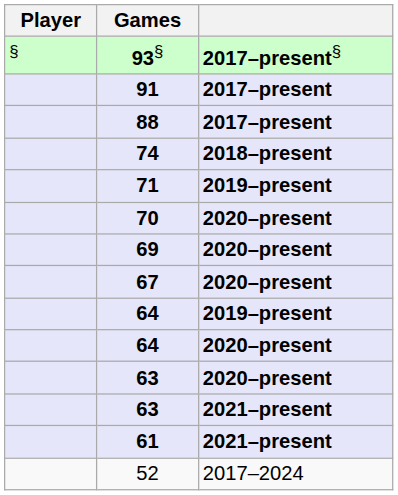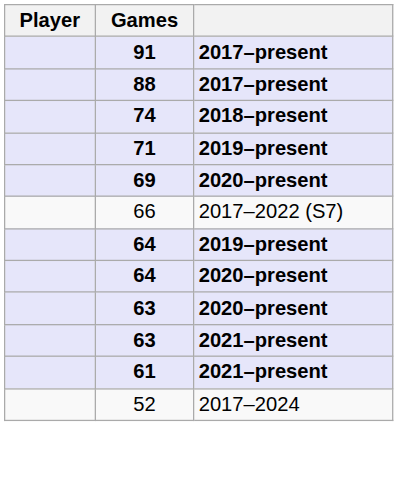- row: (148, 55)
- row: (148, 217)
- row: (148, 281)
+ row: (145, 212)
